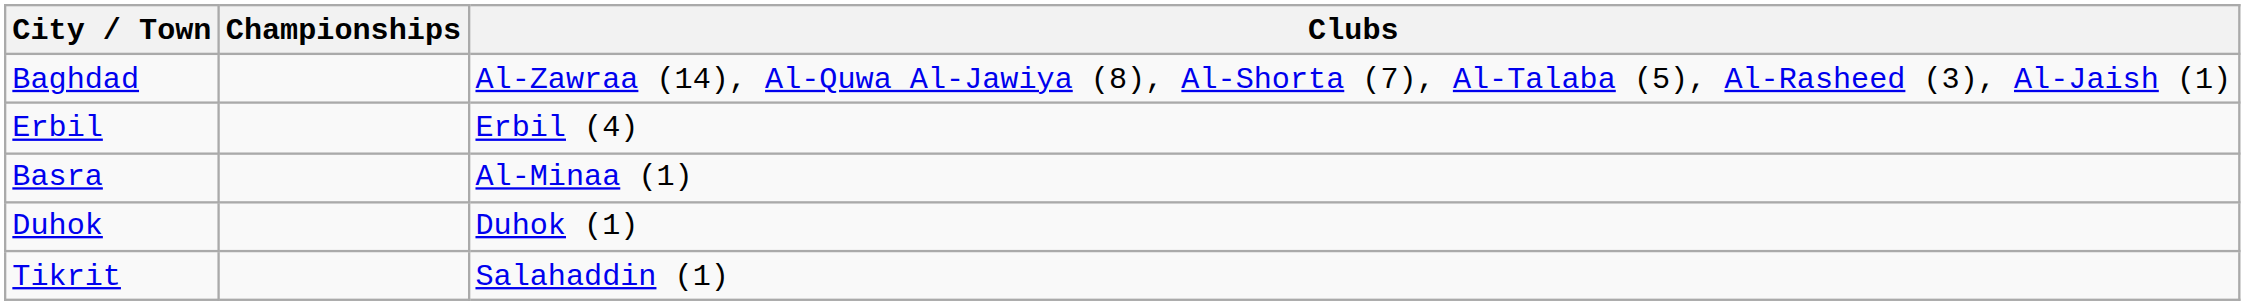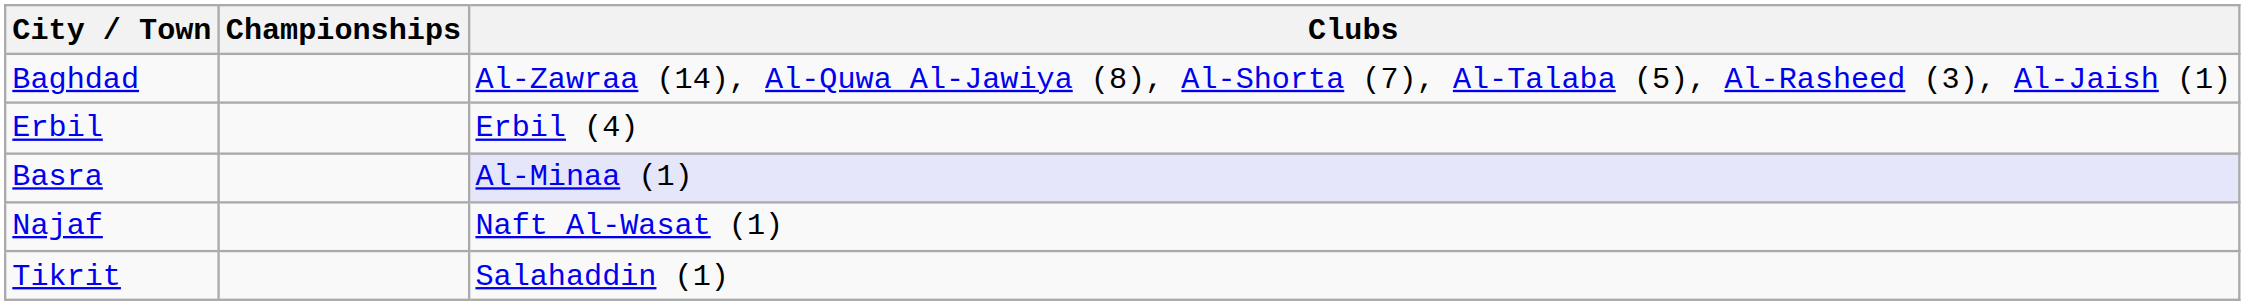(584, 177) no background -> (584, 177) lavender background
- row: (58, 226)
+ row: (58, 226)
